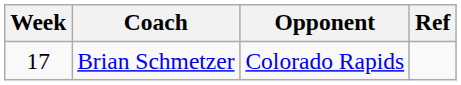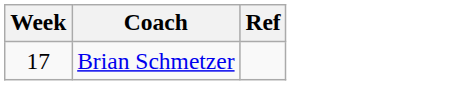- column: (325, 23)
